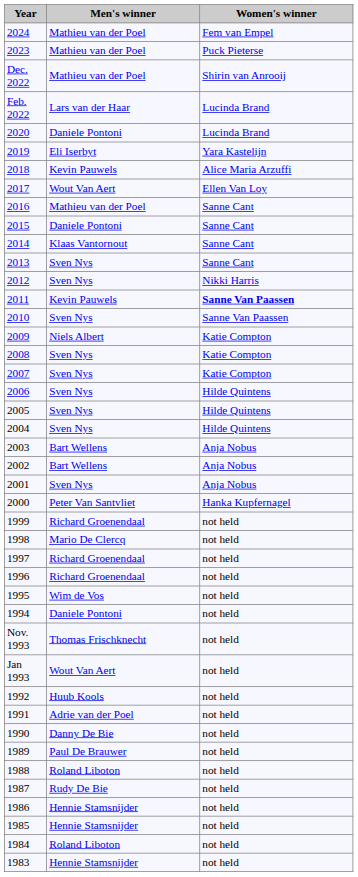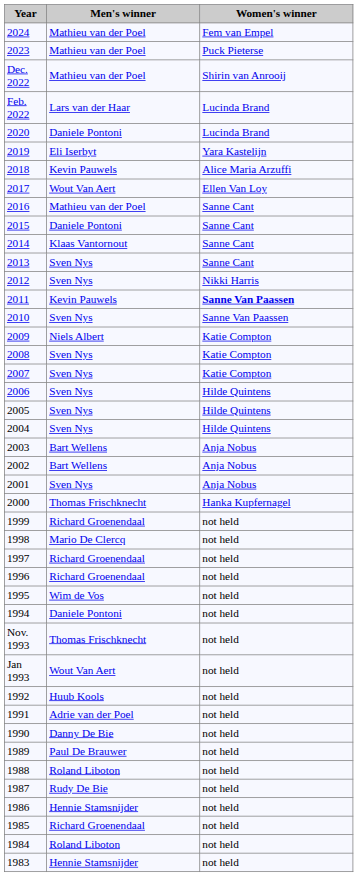(92, 502) Peter Van Santvliet -> (98, 502) Thomas Frischknecht
(94, 825) Hennie Stamsnijder -> (97, 825) Richard Groenendaal
